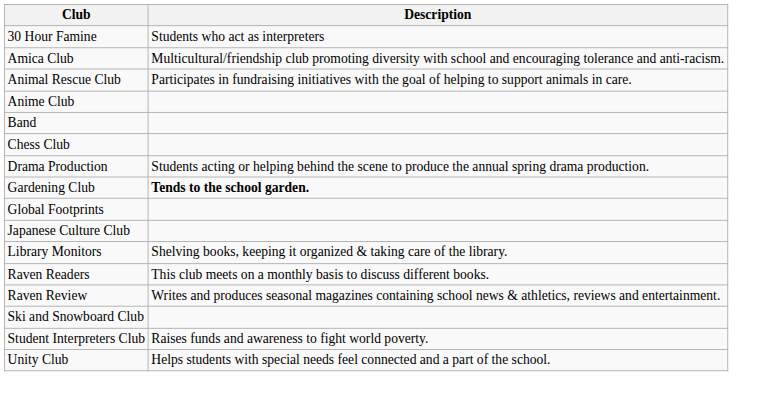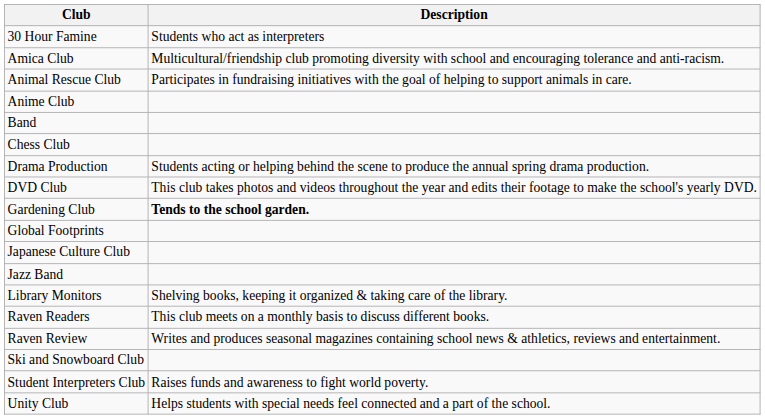+ row: (37, 187)
+ row: (35, 274)
